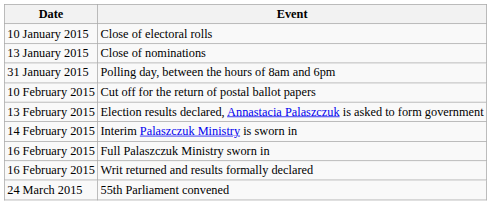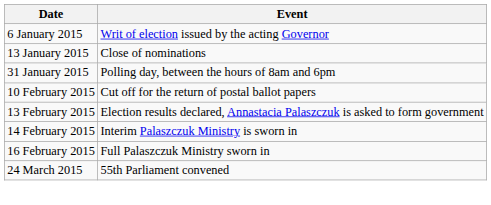+ row: (215, 33)
- row: (156, 33)
- row: (207, 170)
